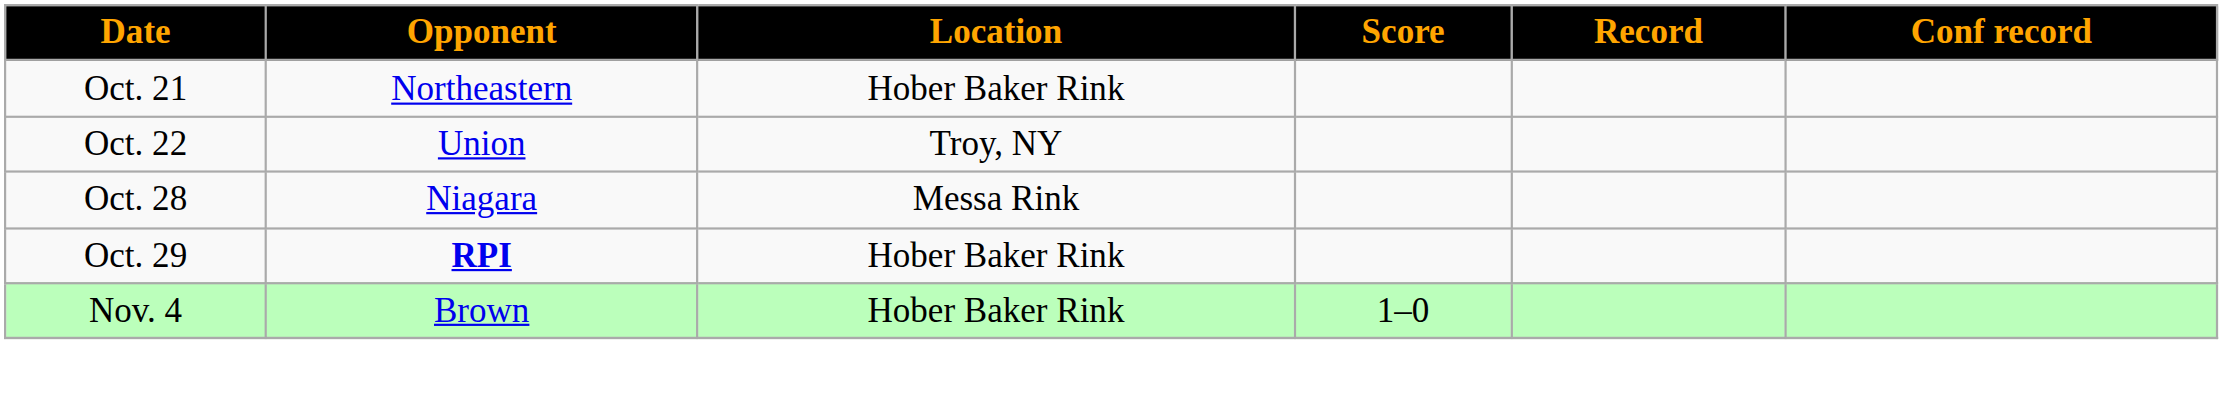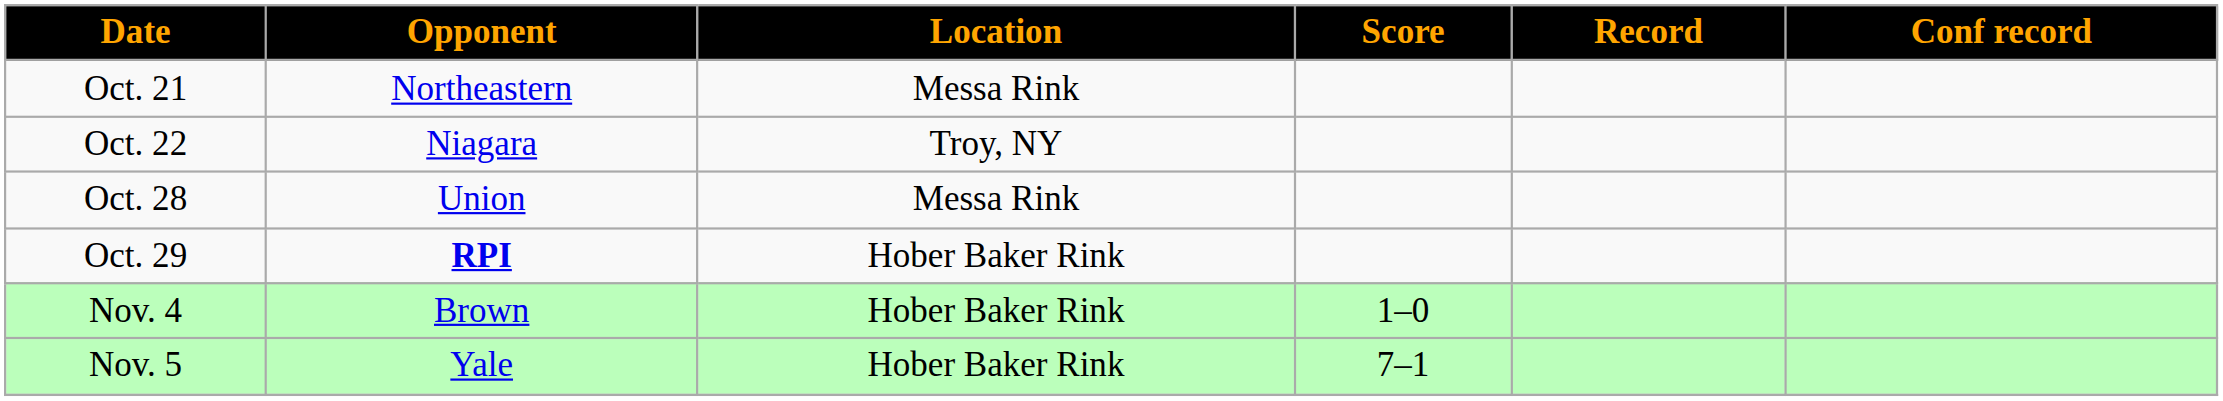(996, 87) Hober Baker Rink -> (996, 87) Messa Rink
(482, 143) Union -> (482, 143) Niagara
(482, 198) Niagara -> (482, 198) Union
+ row: (136, 365)
